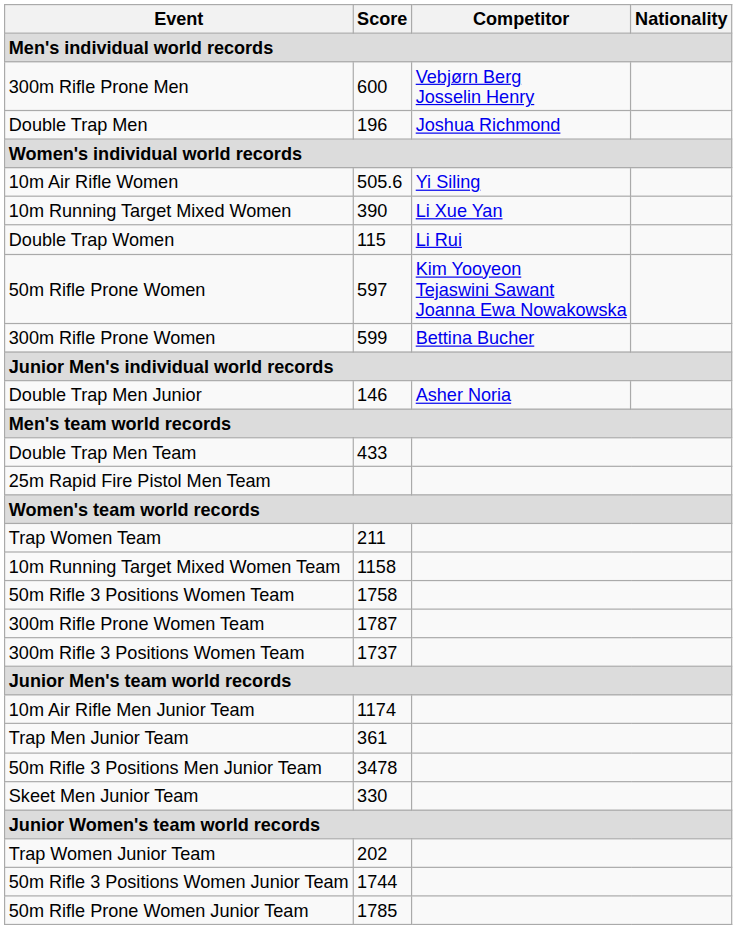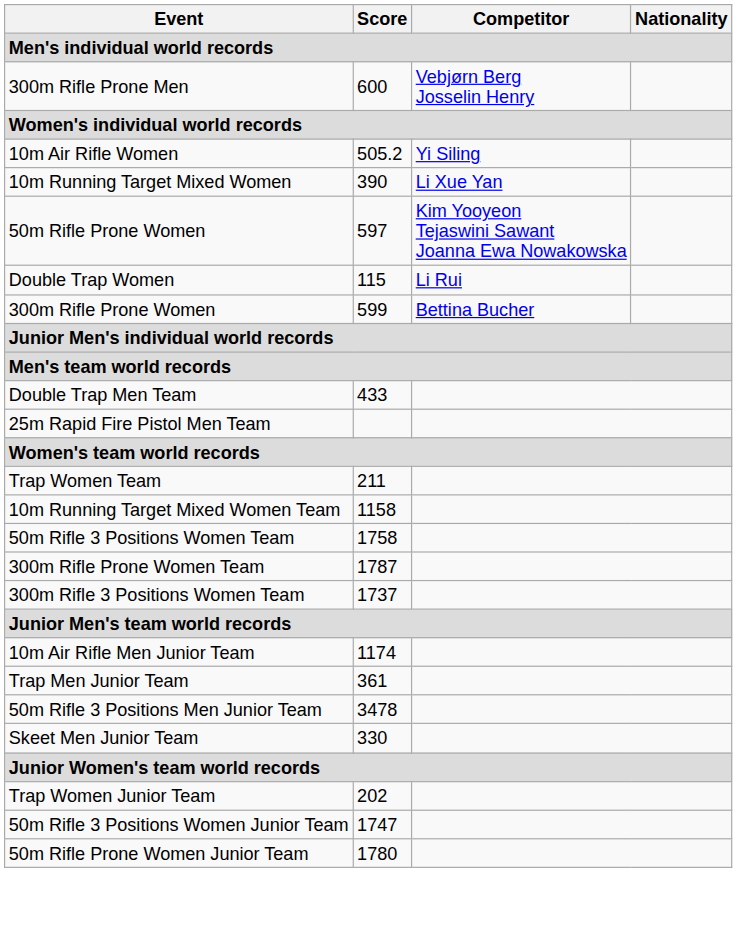- row: (78, 125)
(380, 183) 505.6 -> (380, 154) 505.2
rows swapped: (92, 240) <-> (107, 289)
- row: (105, 395)
(377, 882) 1744 -> (377, 824) 1747
(377, 910) 1785 -> (377, 853) 1780
